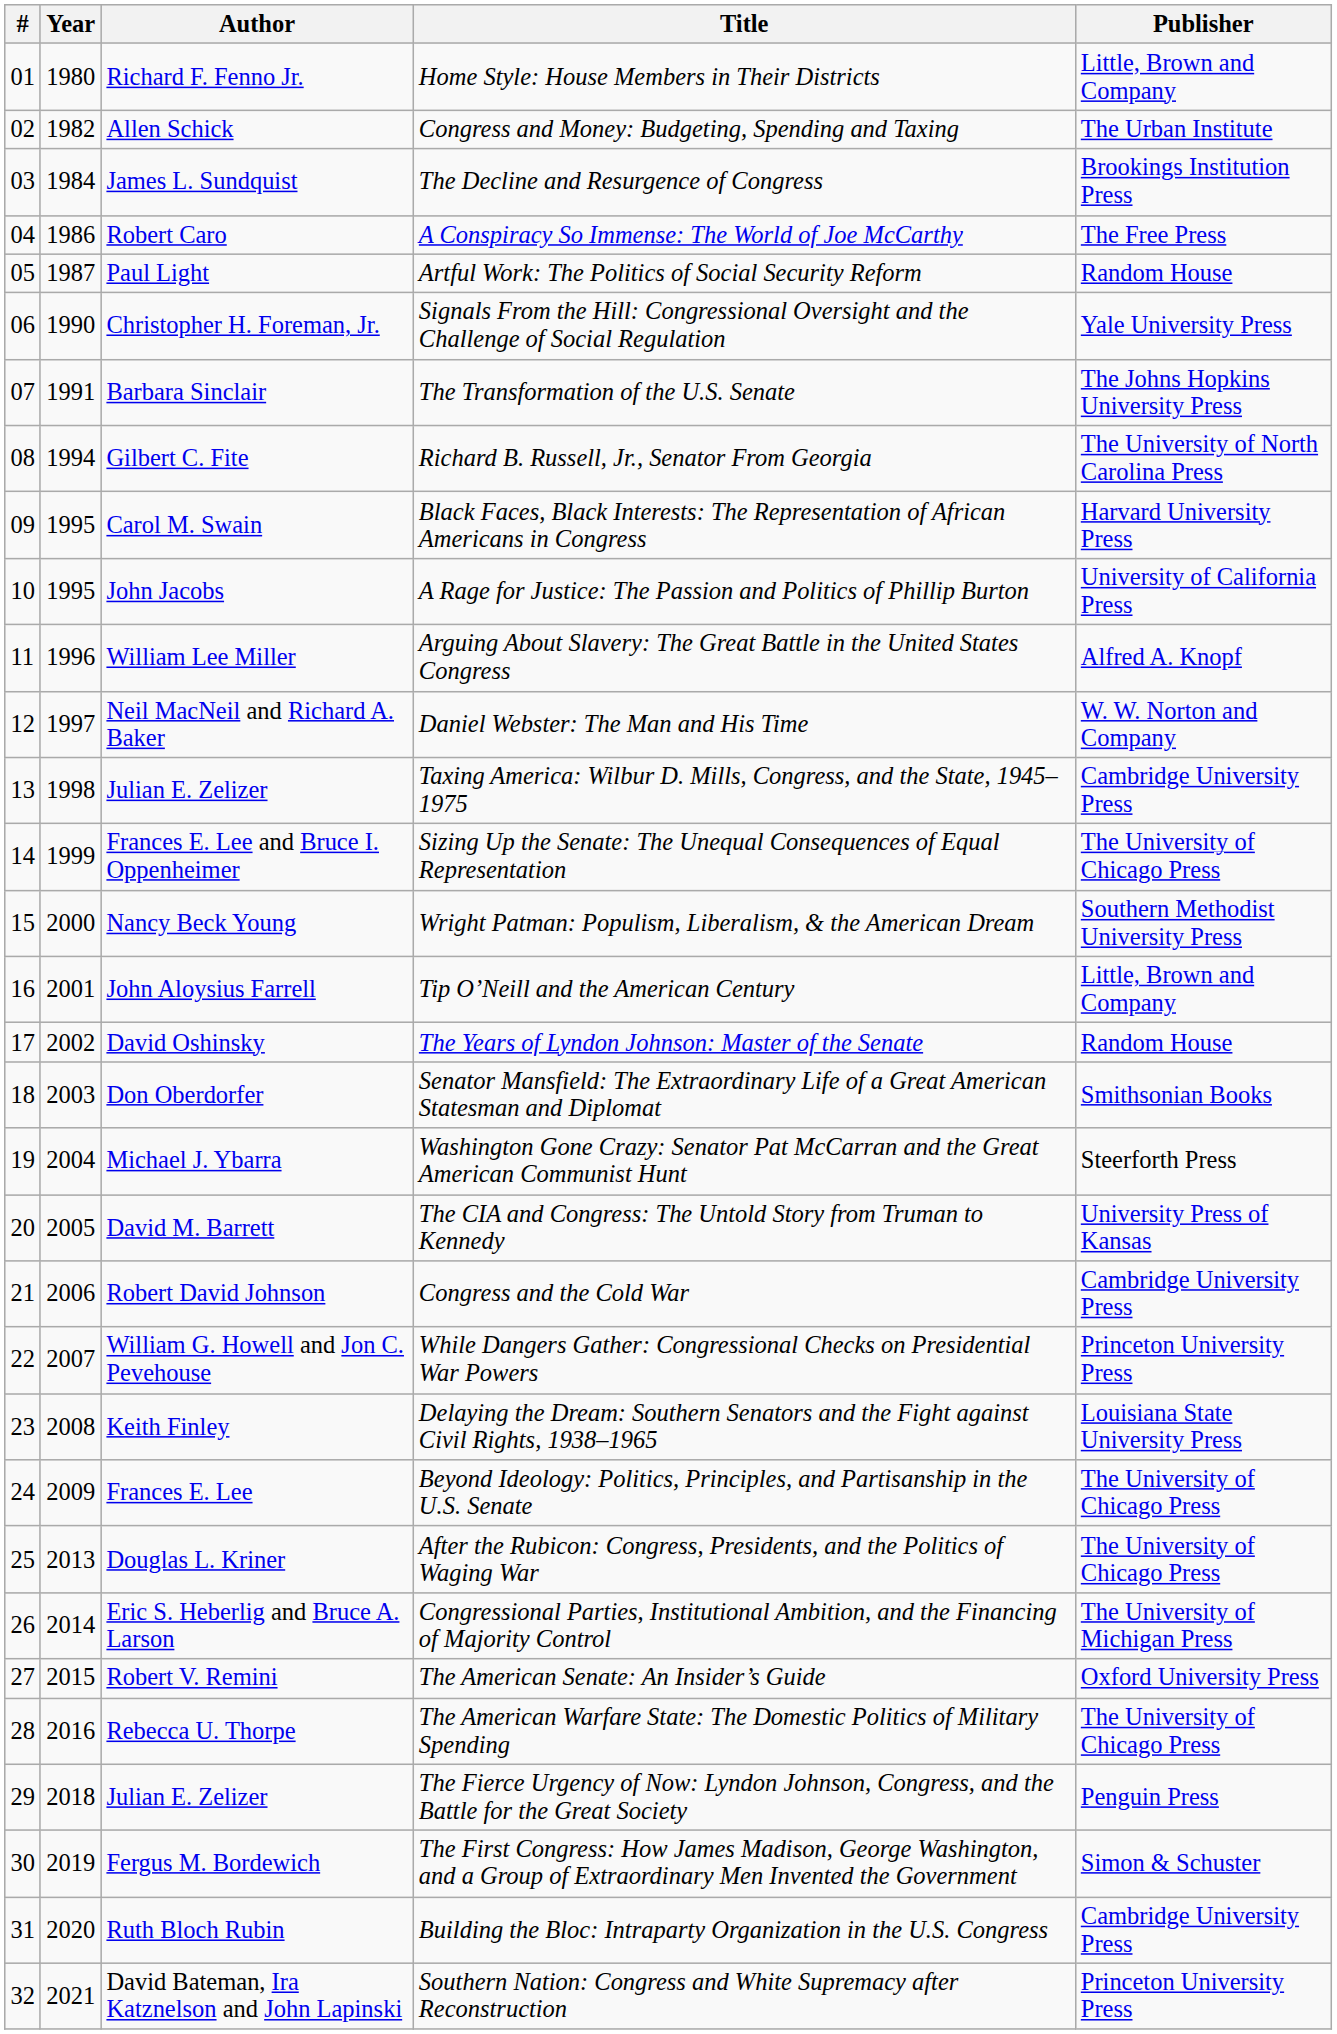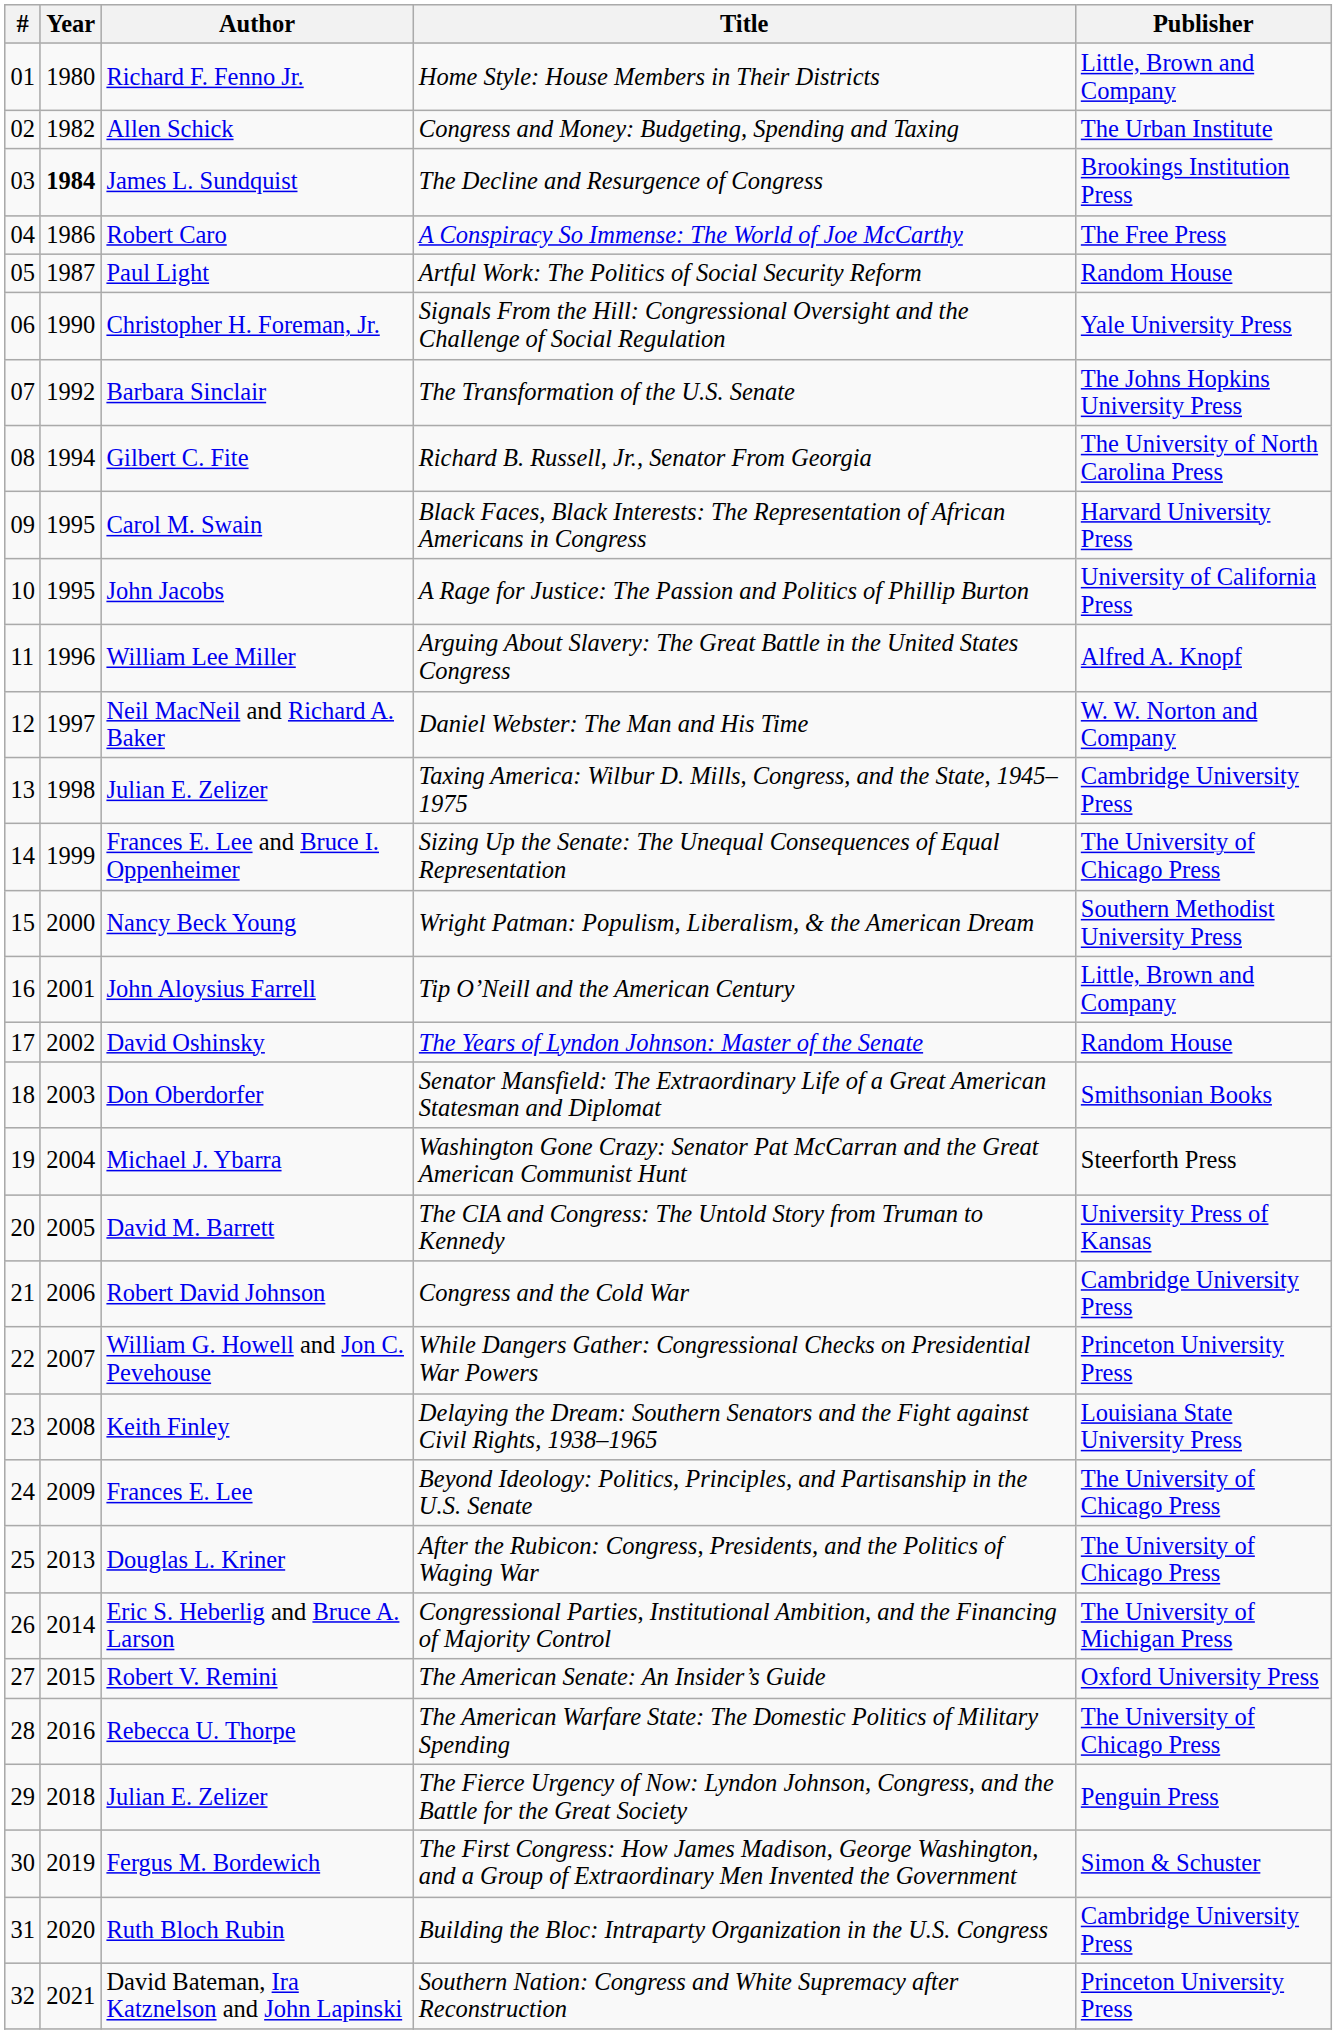(71, 181) normal -> (71, 181) bold
(71, 392) 1991 -> (71, 392) 1992
